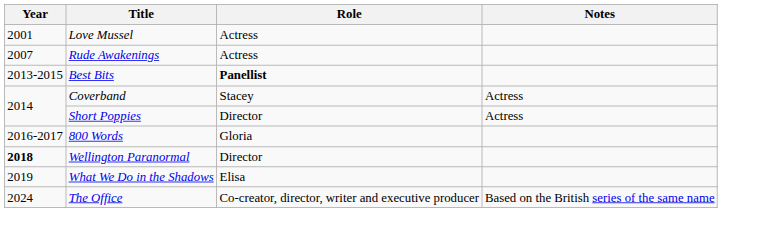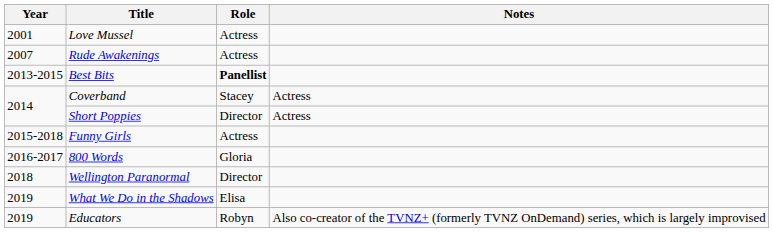+ row: (100, 136)
(20, 156) bold -> (20, 177) normal
+ row: (95, 217)
- row: (96, 197)
